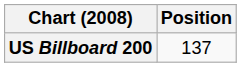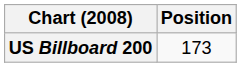(196, 47) 137 -> (196, 47) 173
